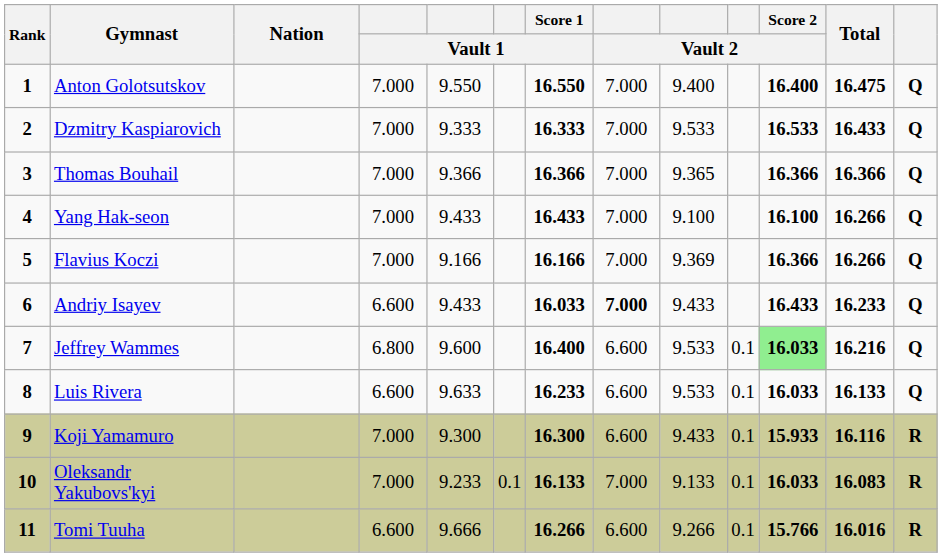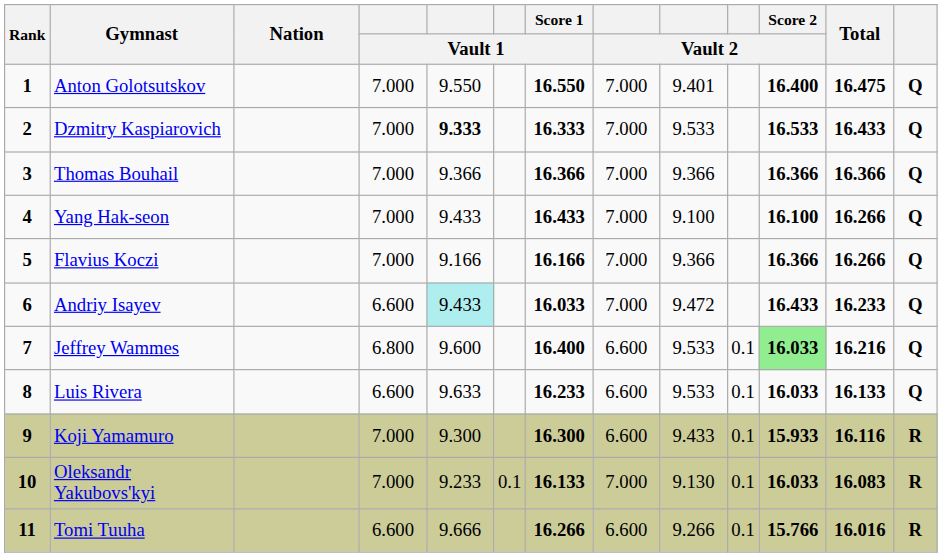(693, 85) 9.400 -> (693, 85) 9.401
(460, 129) normal -> (460, 129) bold
(693, 173) 9.365 -> (693, 173) 9.366
(693, 260) 9.369 -> (693, 260) 9.366
(460, 304) no background -> (460, 304) paleturquoise background
(626, 304) bold -> (626, 304) normal
(693, 304) 9.433 -> (693, 304) 9.472
(693, 482) 9.133 -> (693, 482) 9.130
